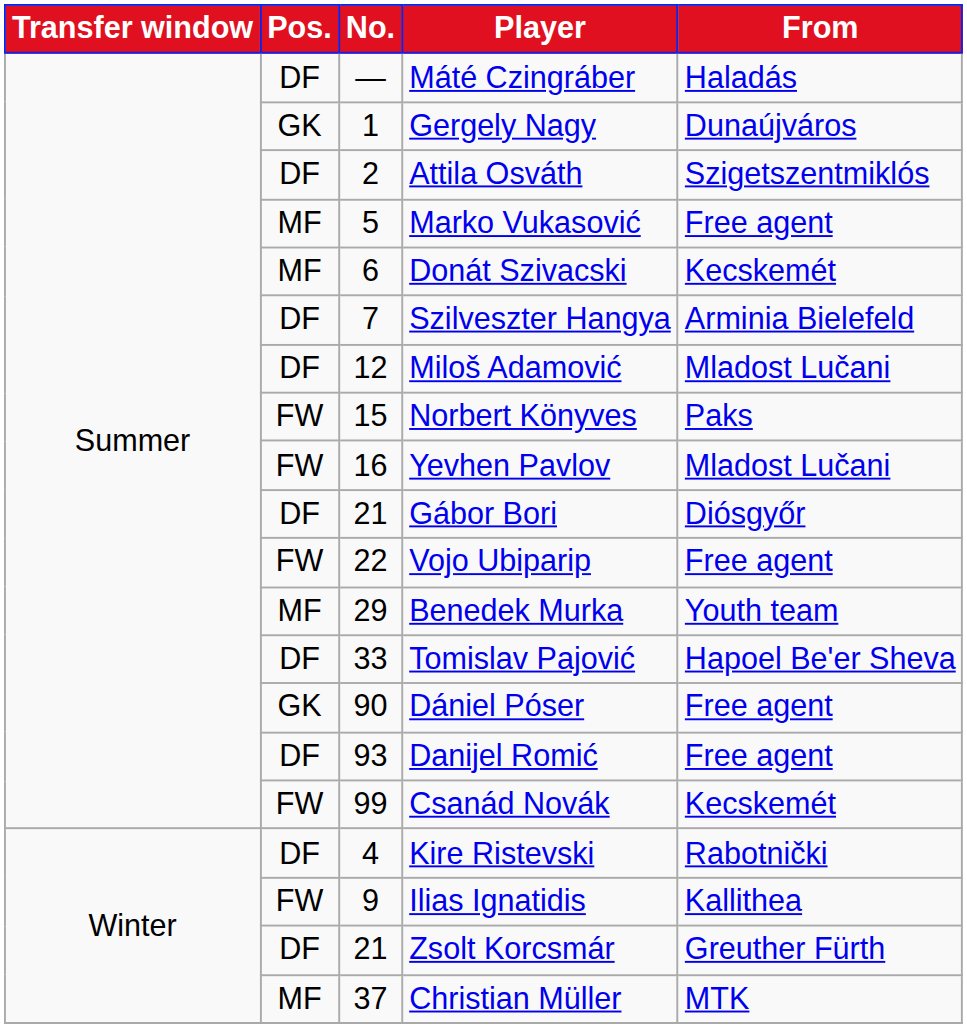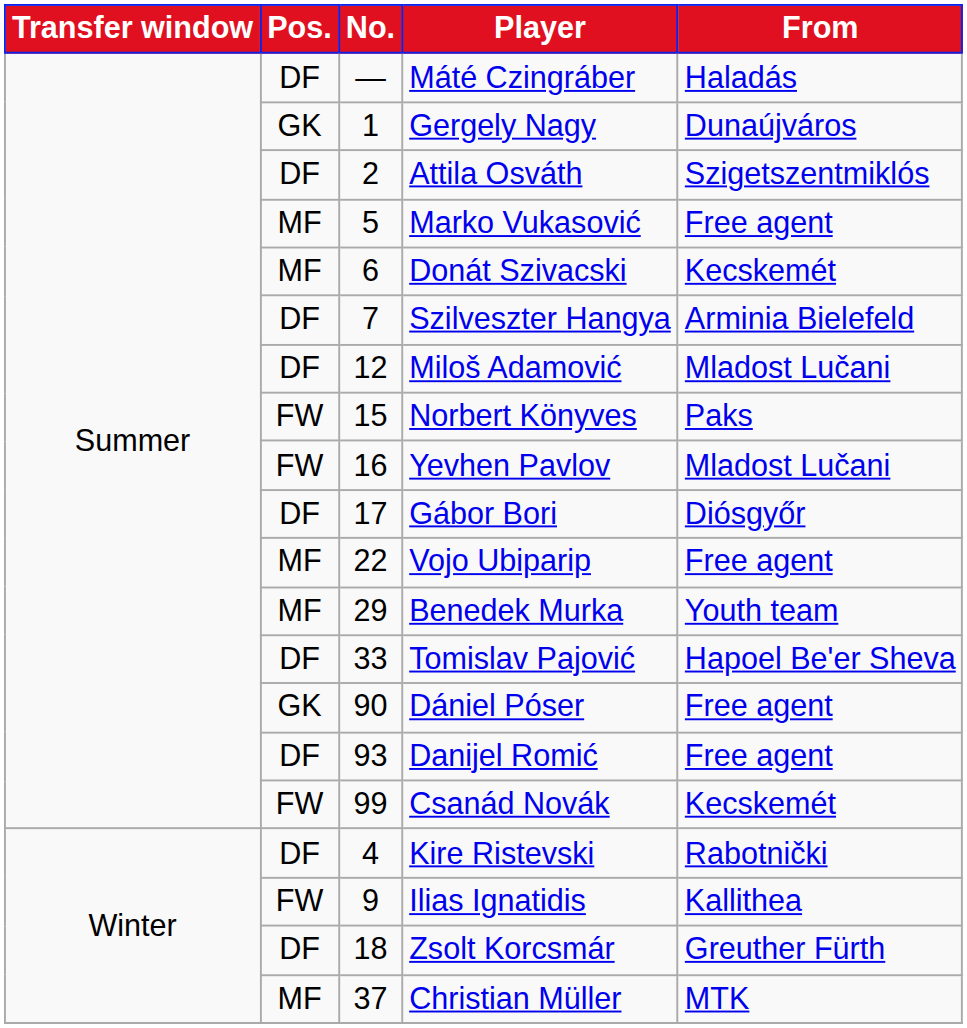(370, 513) 21 -> (370, 513) 17
(299, 561) FW -> (299, 561) MF
(370, 949) 21 -> (370, 949) 18
